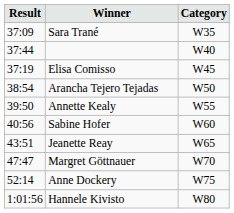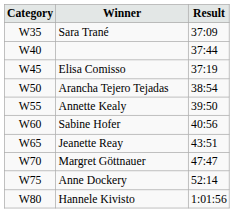columns swapped: (204, 13) <-> (25, 13)
